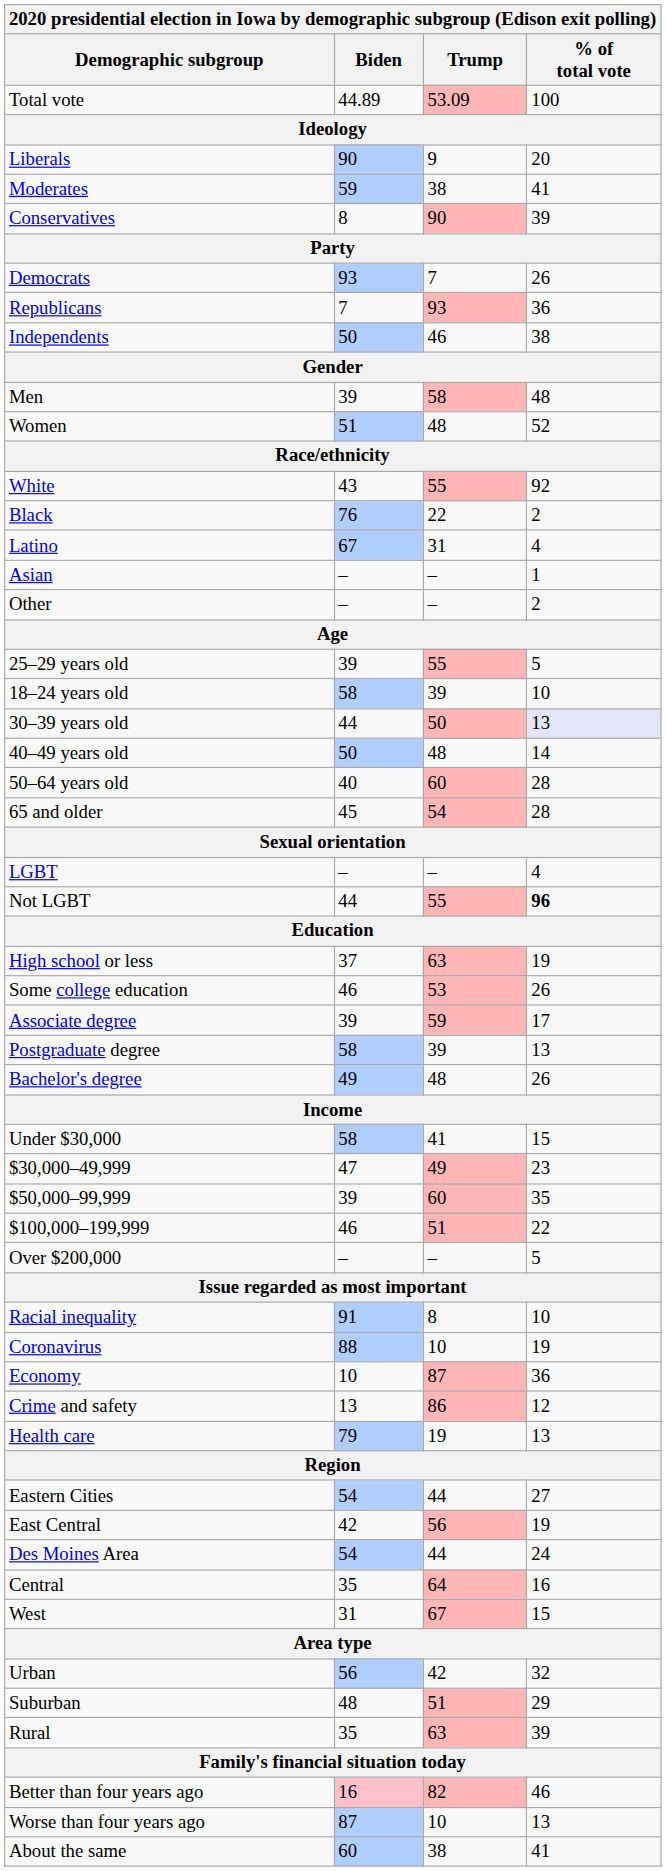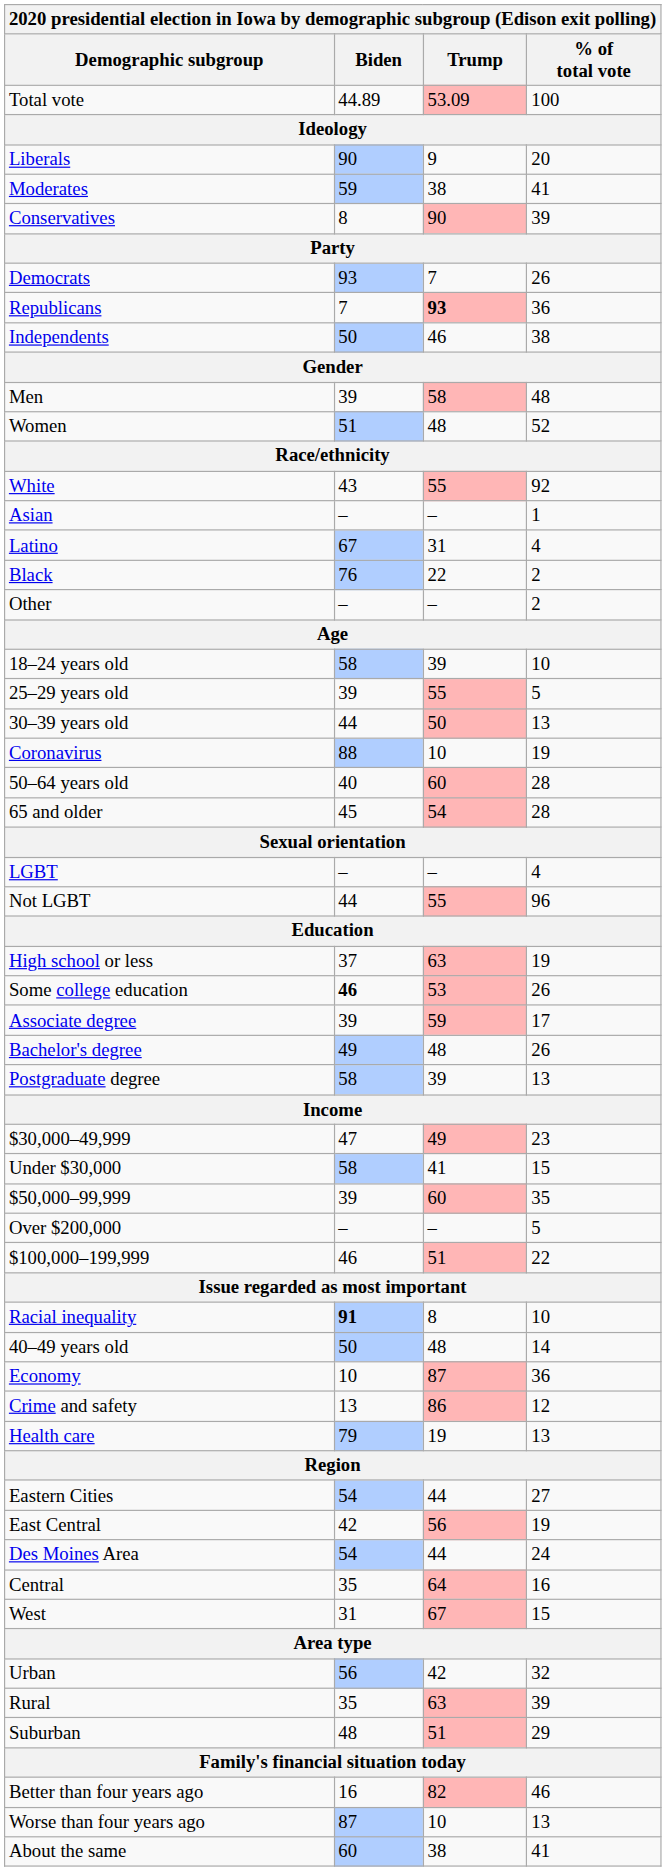(437, 307) normal -> (437, 307) bold
rows swapped: (31, 515) <-> (31, 574)
rows swapped: (69, 693) <-> (69, 663)
(541, 723) lavender background -> (541, 723) no background
rows swapped: (69, 752) <-> (55, 1346)
(541, 901) bold -> (541, 901) normal
(348, 990) normal -> (348, 990) bold
rows swapped: (75, 1079) <-> (85, 1049)
rows swapped: (65, 1138) <-> (70, 1168)
rows swapped: (79, 1227) <-> (65, 1257)
(348, 1317) normal -> (348, 1317) bold
rows swapped: (45, 1702) <-> (30, 1732)
(348, 1792) pink background -> (348, 1792) no background
